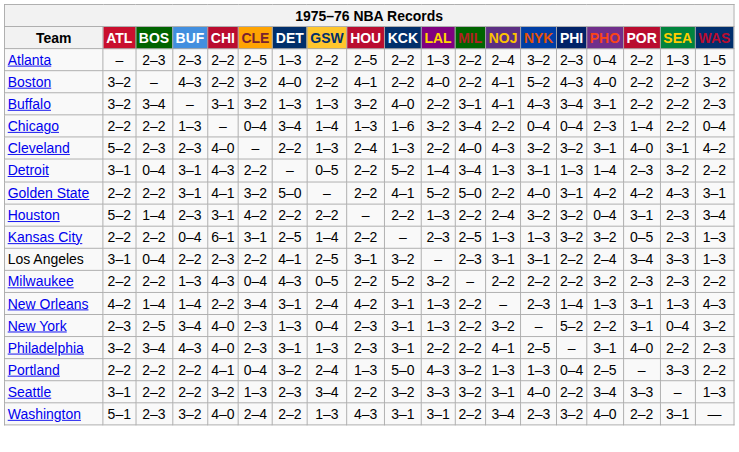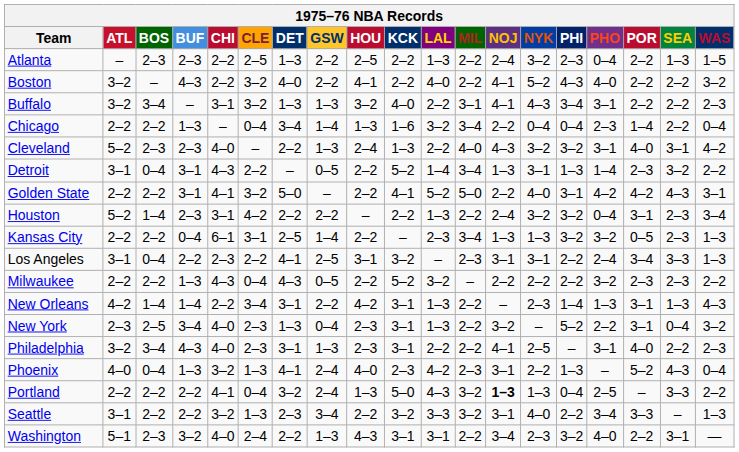(470, 237) 2–5 -> (470, 237) 3–4
(327, 304) 2–4 -> (327, 304) 2–2
+ row: (33, 370)
(503, 370) normal -> (503, 392) bold
